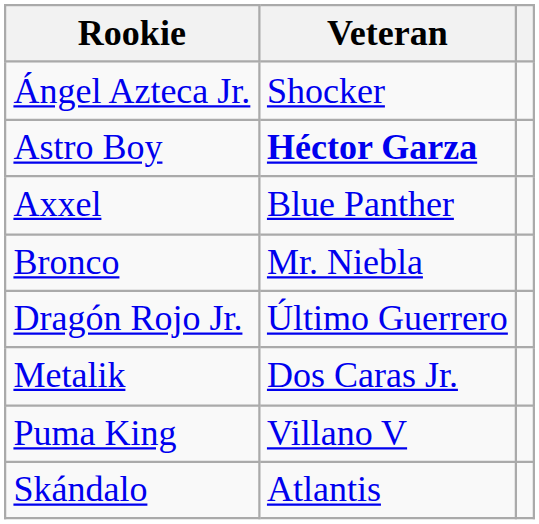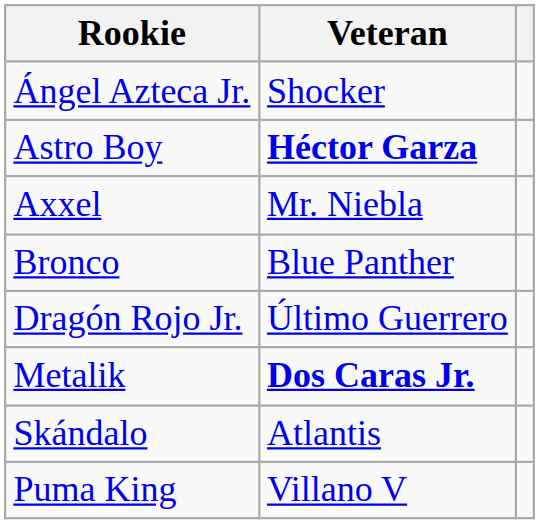(360, 204) Blue Panther -> (345, 204) Mr. Niebla
(345, 261) Mr. Niebla -> (360, 261) Blue Panther
(362, 375) normal -> (371, 375) bold
rows swapped: (95, 432) <-> (80, 489)
